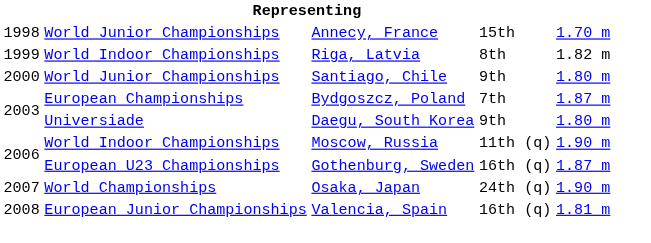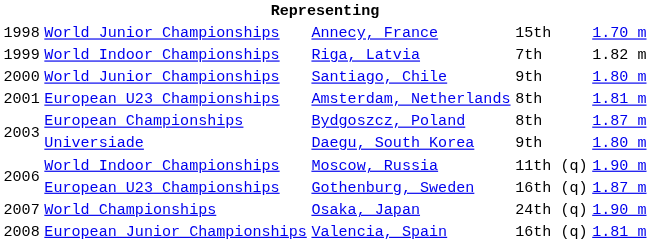(493, 55) 8th -> (529, 55) 7th
+ row: (411, 99)
(493, 99) 7th -> (529, 121) 8th
